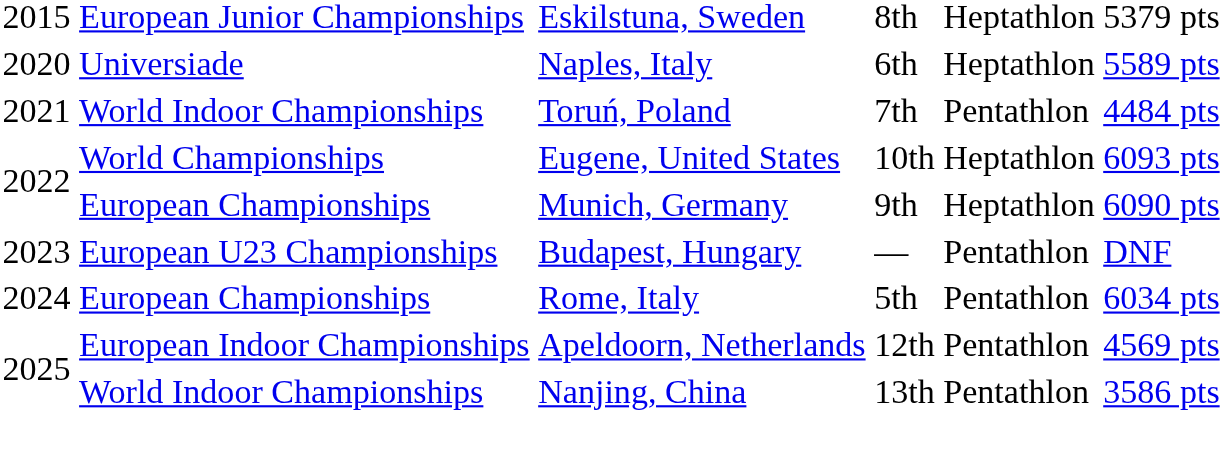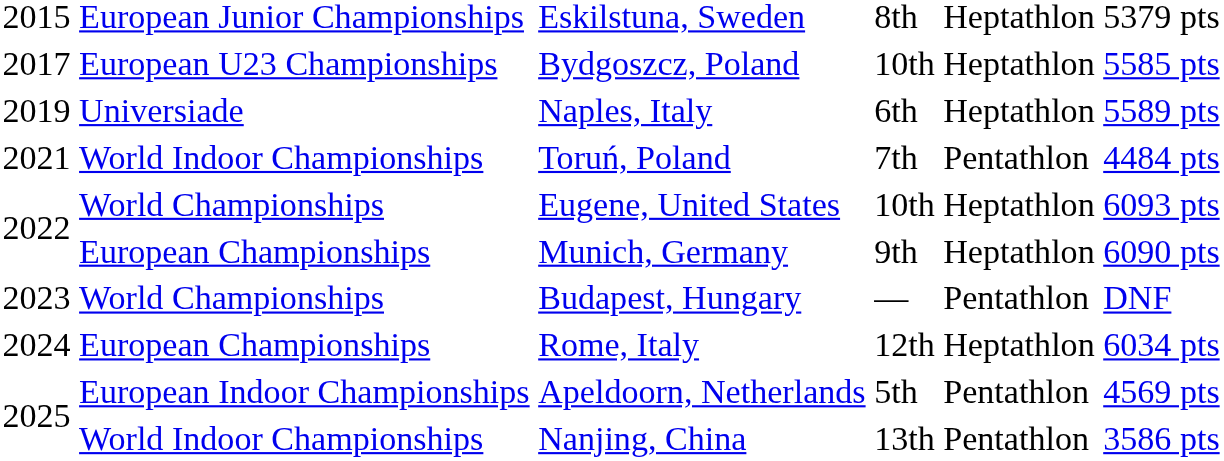+ row: (669, 63)
(36, 63) 2020 -> (36, 110) 2019
(288, 251) European U23 Championships -> (232, 298) World Championships
(896, 298) 5th -> (904, 345) 12th
(1016, 298) Pentathlon -> (1019, 345) Heptathlon
(904, 345) 12th -> (896, 391) 5th
